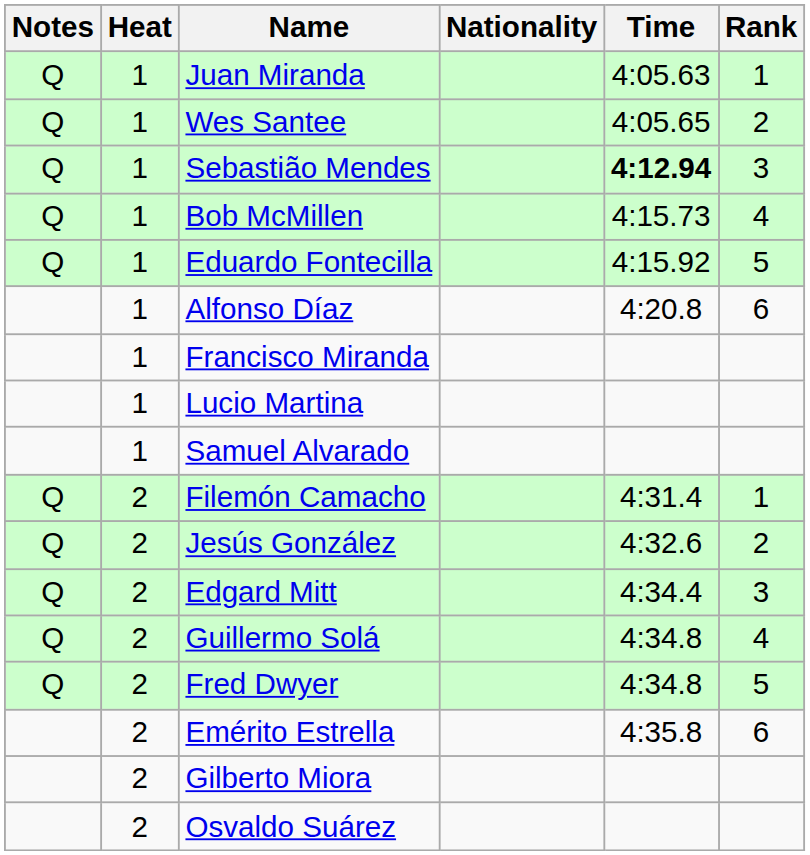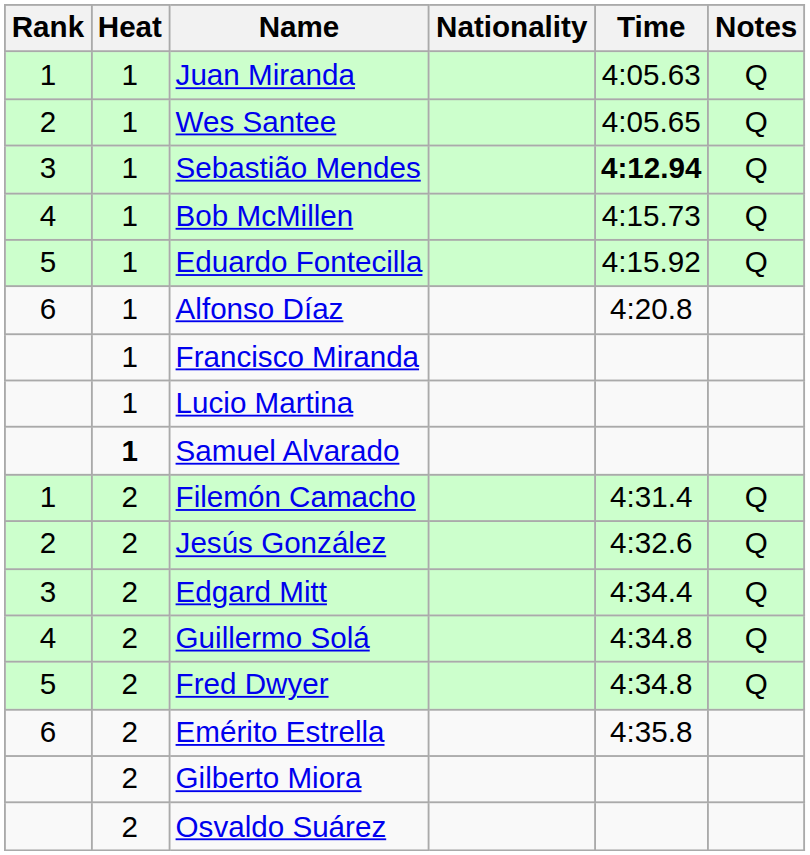columns swapped: (761, 27) <-> (53, 27)
(140, 450) normal -> (130, 450) bold
